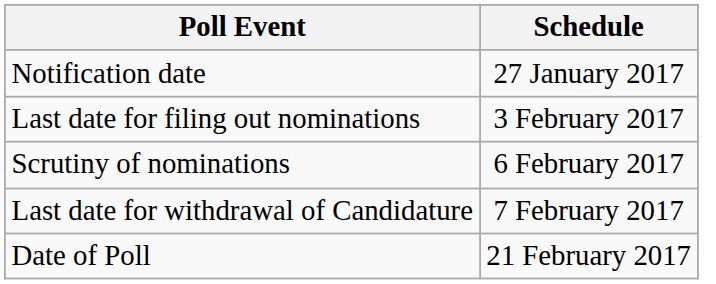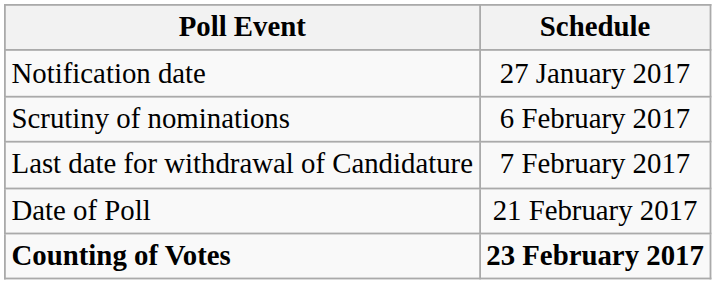- row: (216, 118)
+ row: (121, 255)
